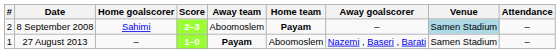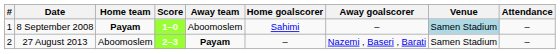columns swapped: (296, 12) <-> (136, 12)
(9, 27) 2 -> (9, 27) 1
(192, 27) 2–3 -> (170, 27) 1–0
(9, 41) 1 -> (9, 41) 2
(192, 41) 1–0 -> (170, 41) 2–3
